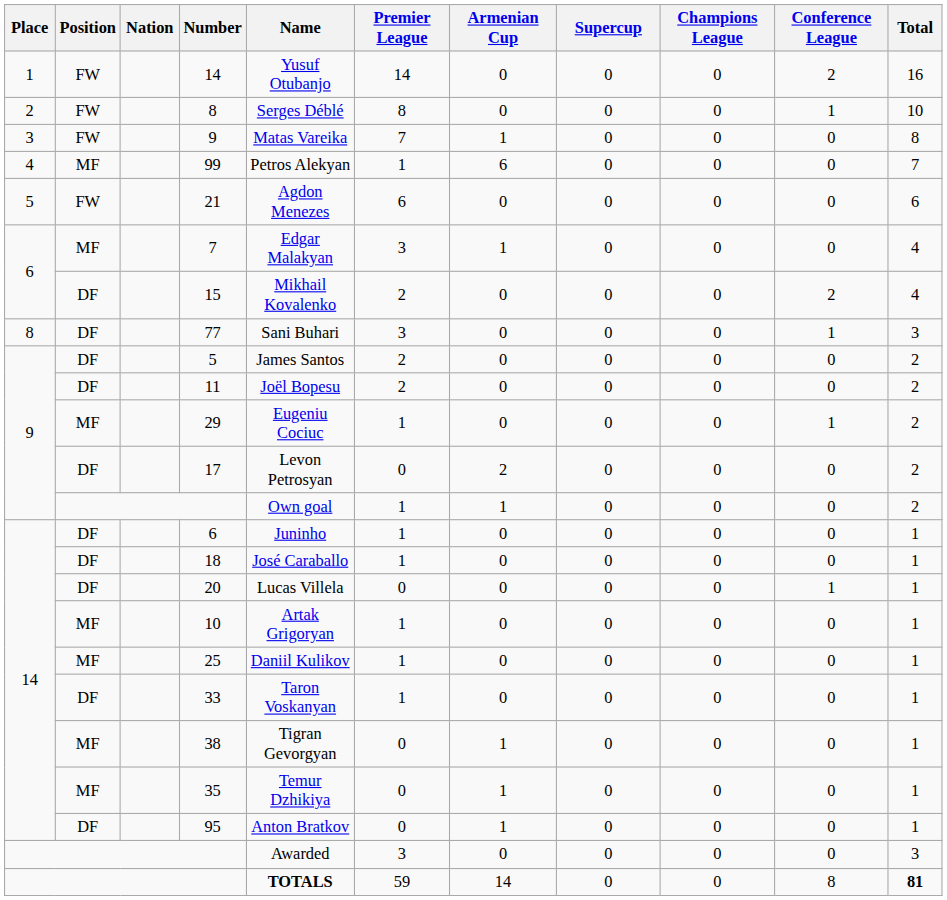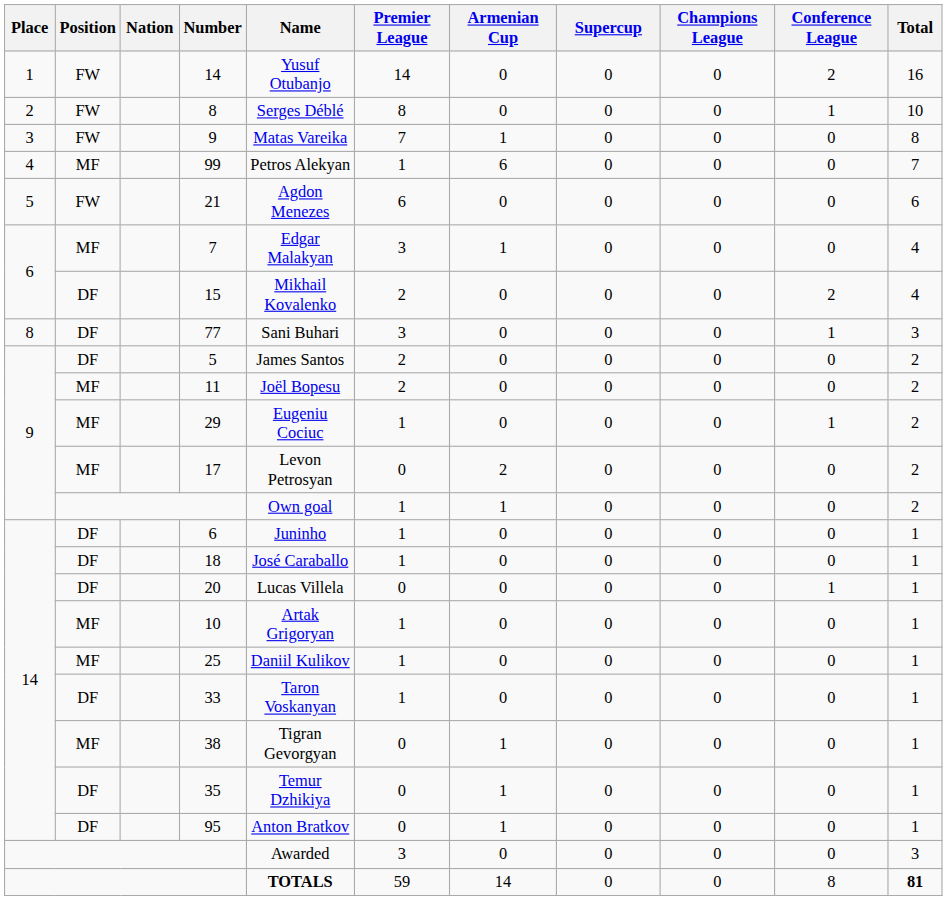(88, 386) DF -> (88, 386) MF
(88, 469) DF -> (88, 469) MF
(88, 790) MF -> (88, 790) DF
